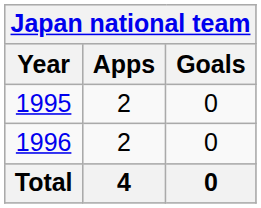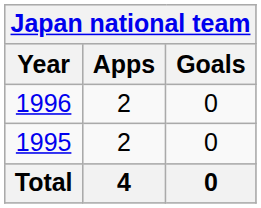rows swapped: (44, 103) <-> (44, 143)
